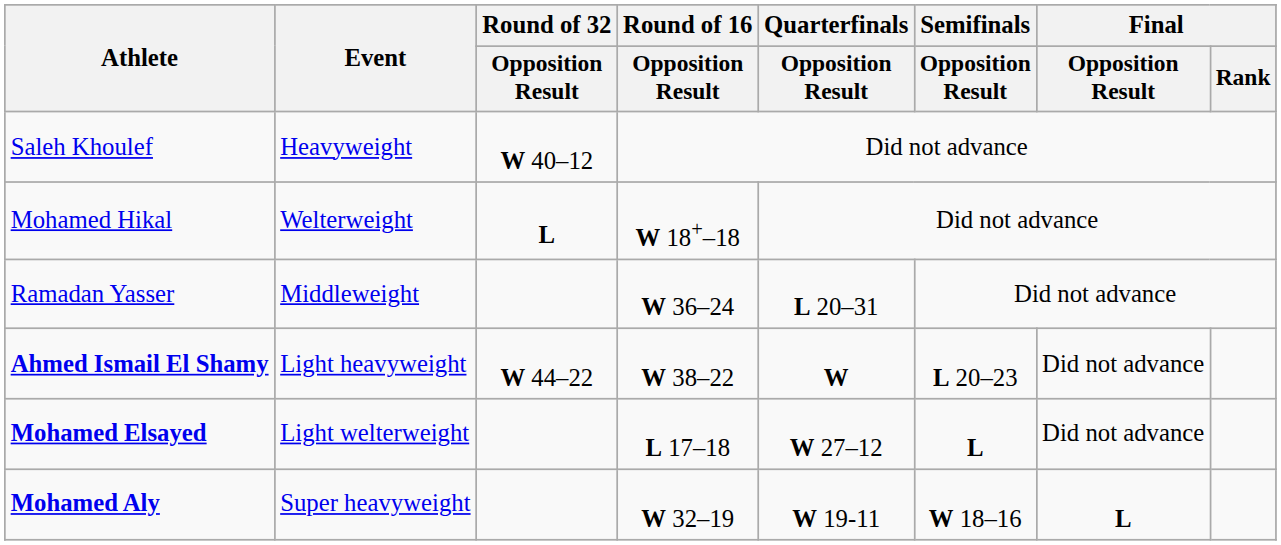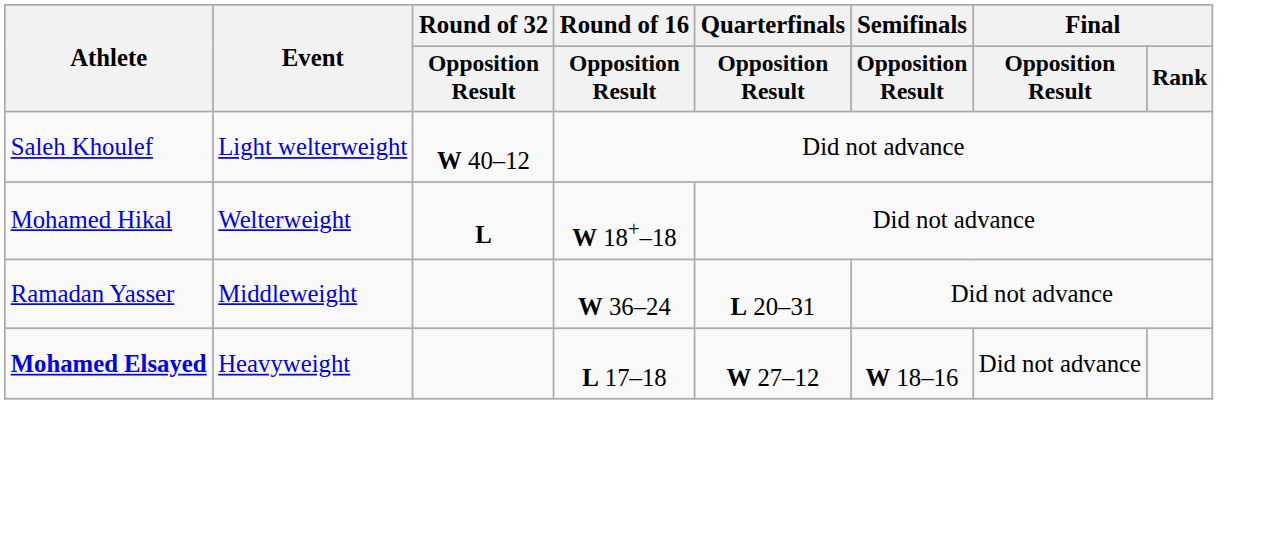(346, 146) Heavyweight -> (313, 146) Light welterweight
- row: (140, 363)
(375, 433) Light welterweight -> (284, 363) Heavyweight
(975, 448) L -> (912, 378) W 18–16
- row: (85, 503)
